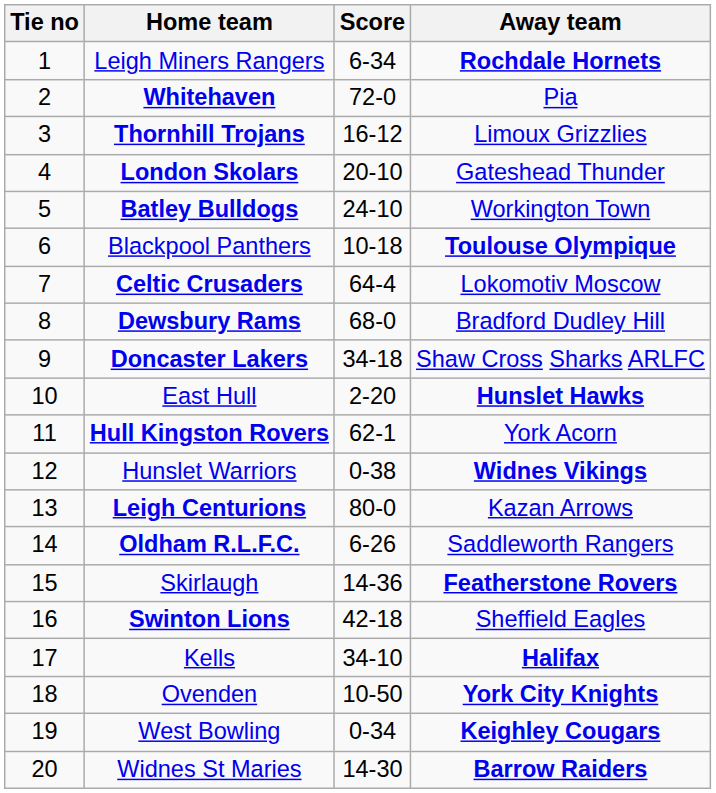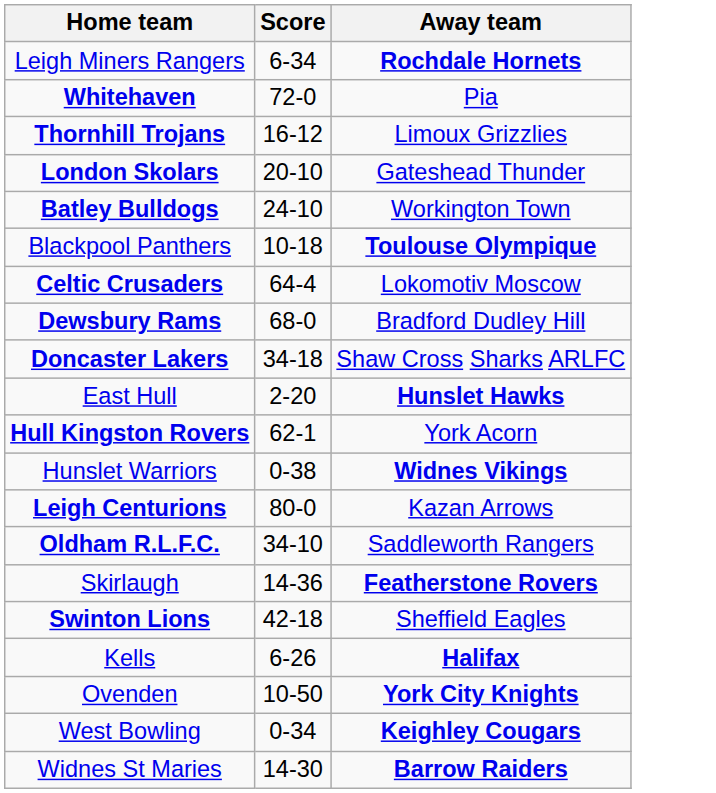- column: (45, 23)
(373, 545) 6-26 -> (293, 545) 34-10
(372, 657) 34-10 -> (293, 657) 6-26
